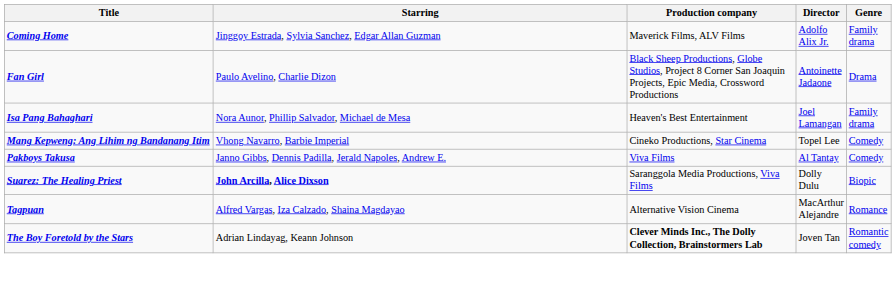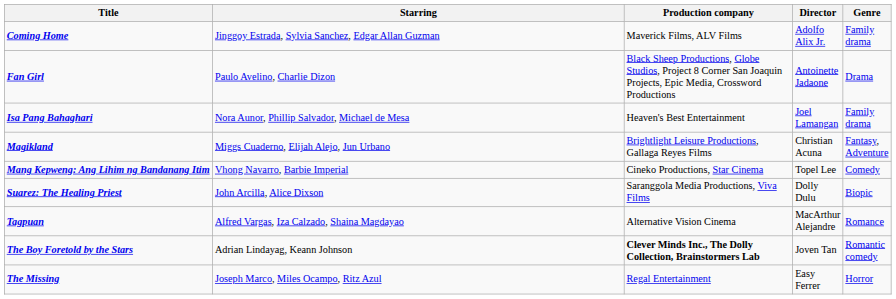+ row: (30, 147)
- row: (41, 157)
(272, 180) bold -> (269, 192) normal
+ row: (33, 279)
